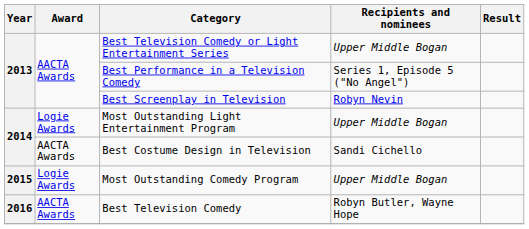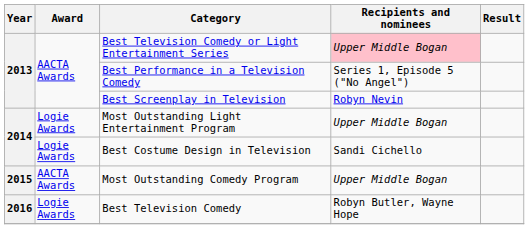(390, 48) no background -> (390, 48) pink background
(56, 152) AACTA Awards -> (56, 152) Logie Awards
(56, 180) Logie Awards -> (56, 180) AACTA Awards
(56, 209) AACTA Awards -> (56, 209) Logie Awards
